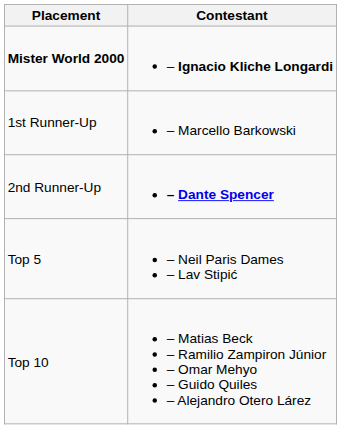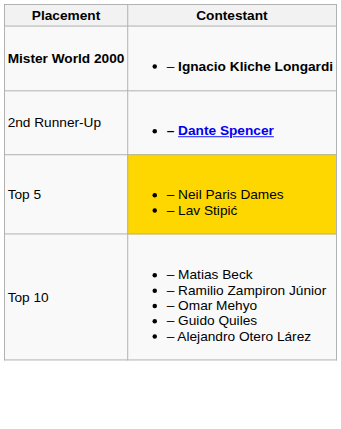- row: (52, 123)
(232, 267) no background -> (232, 202) gold background
